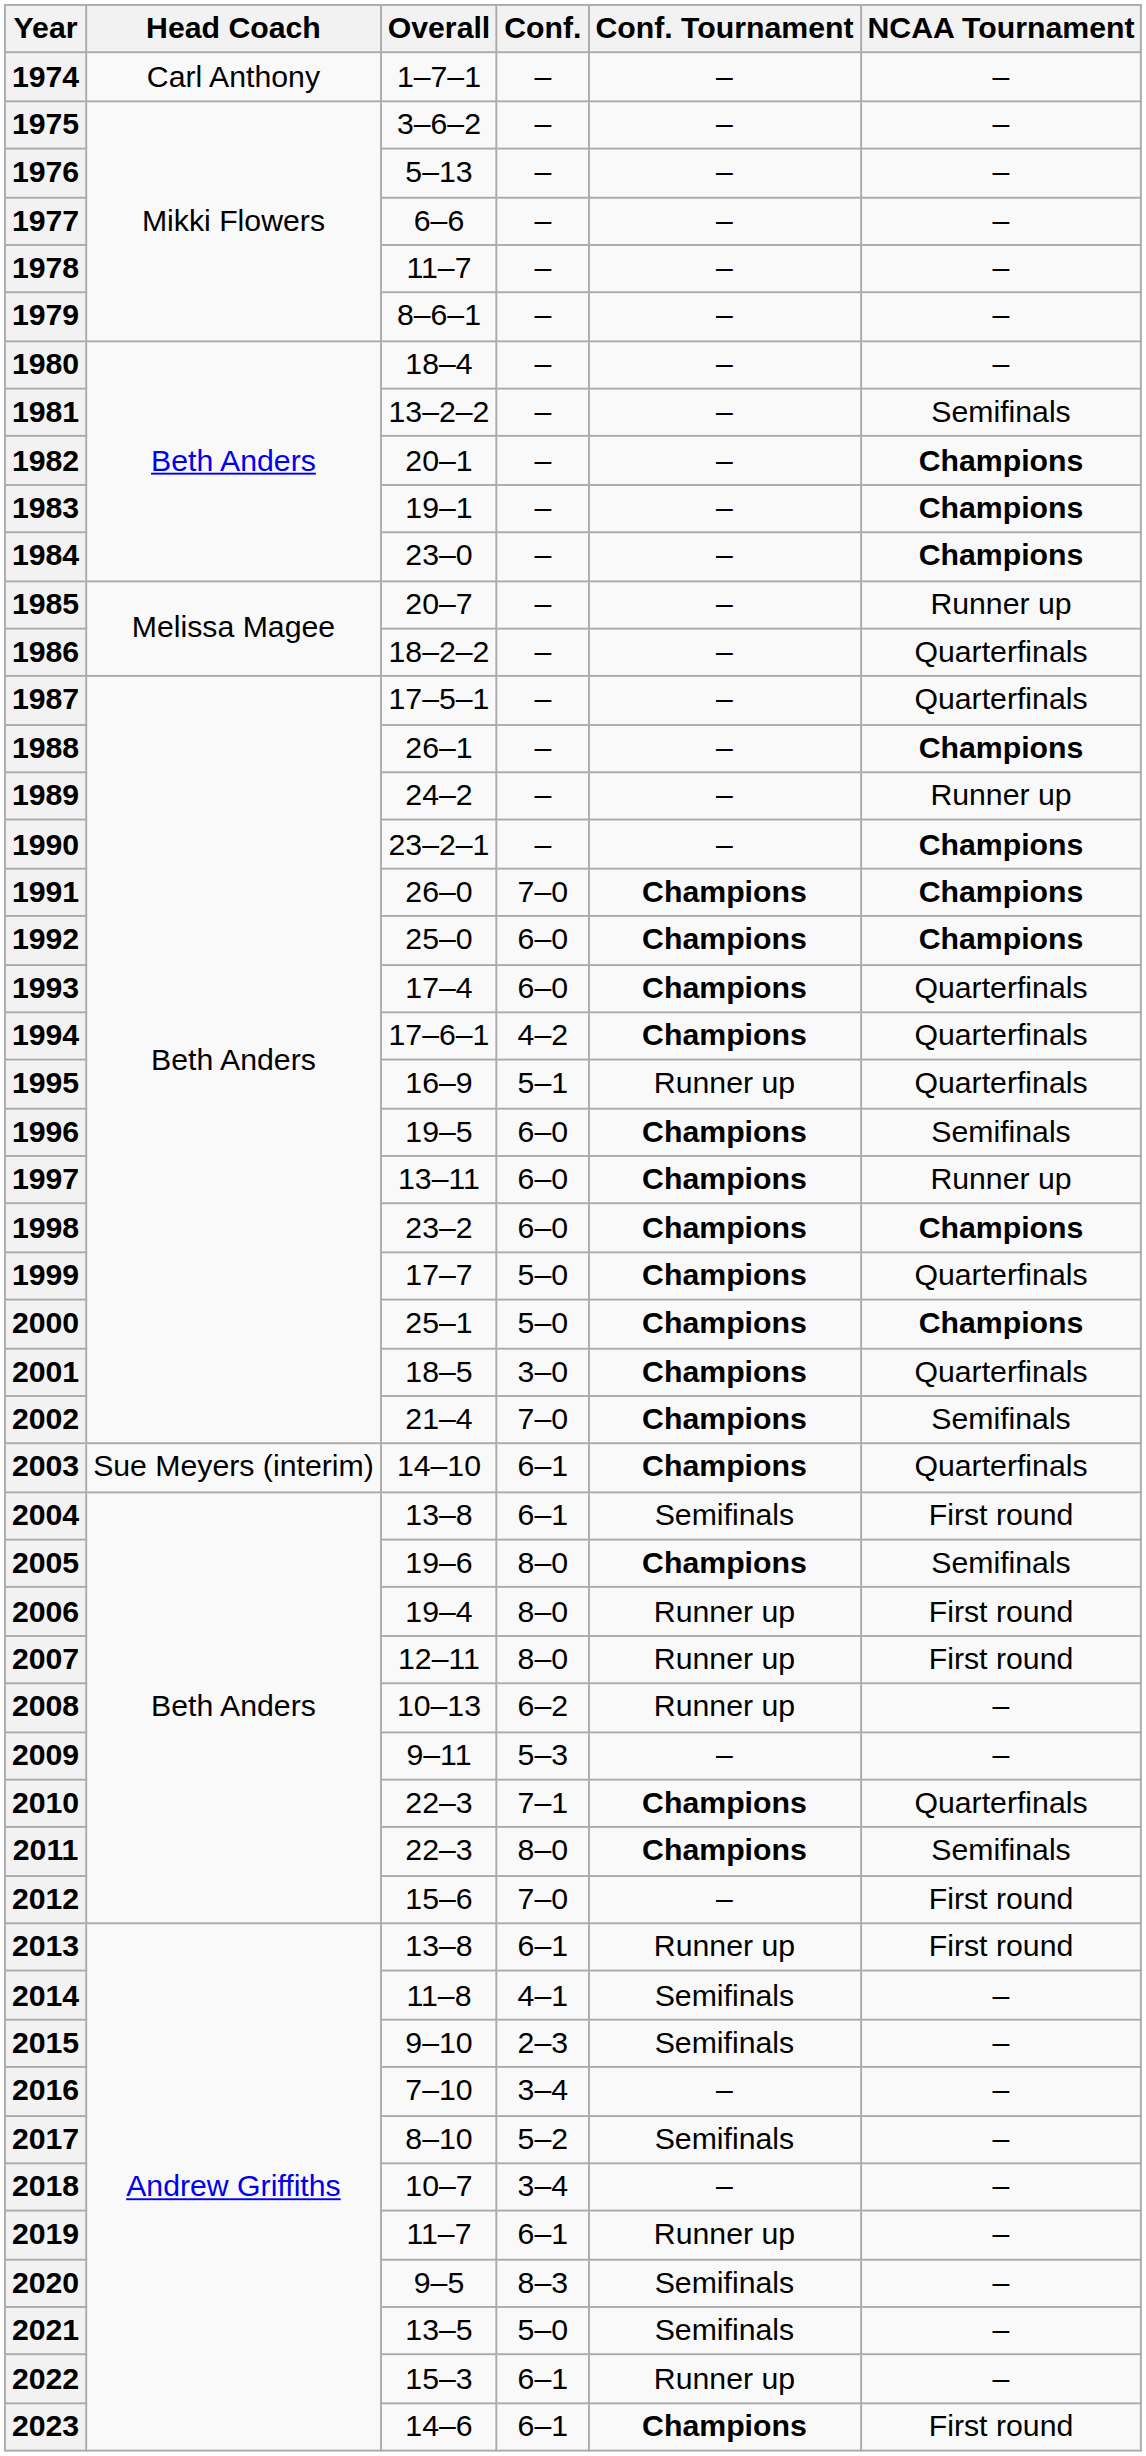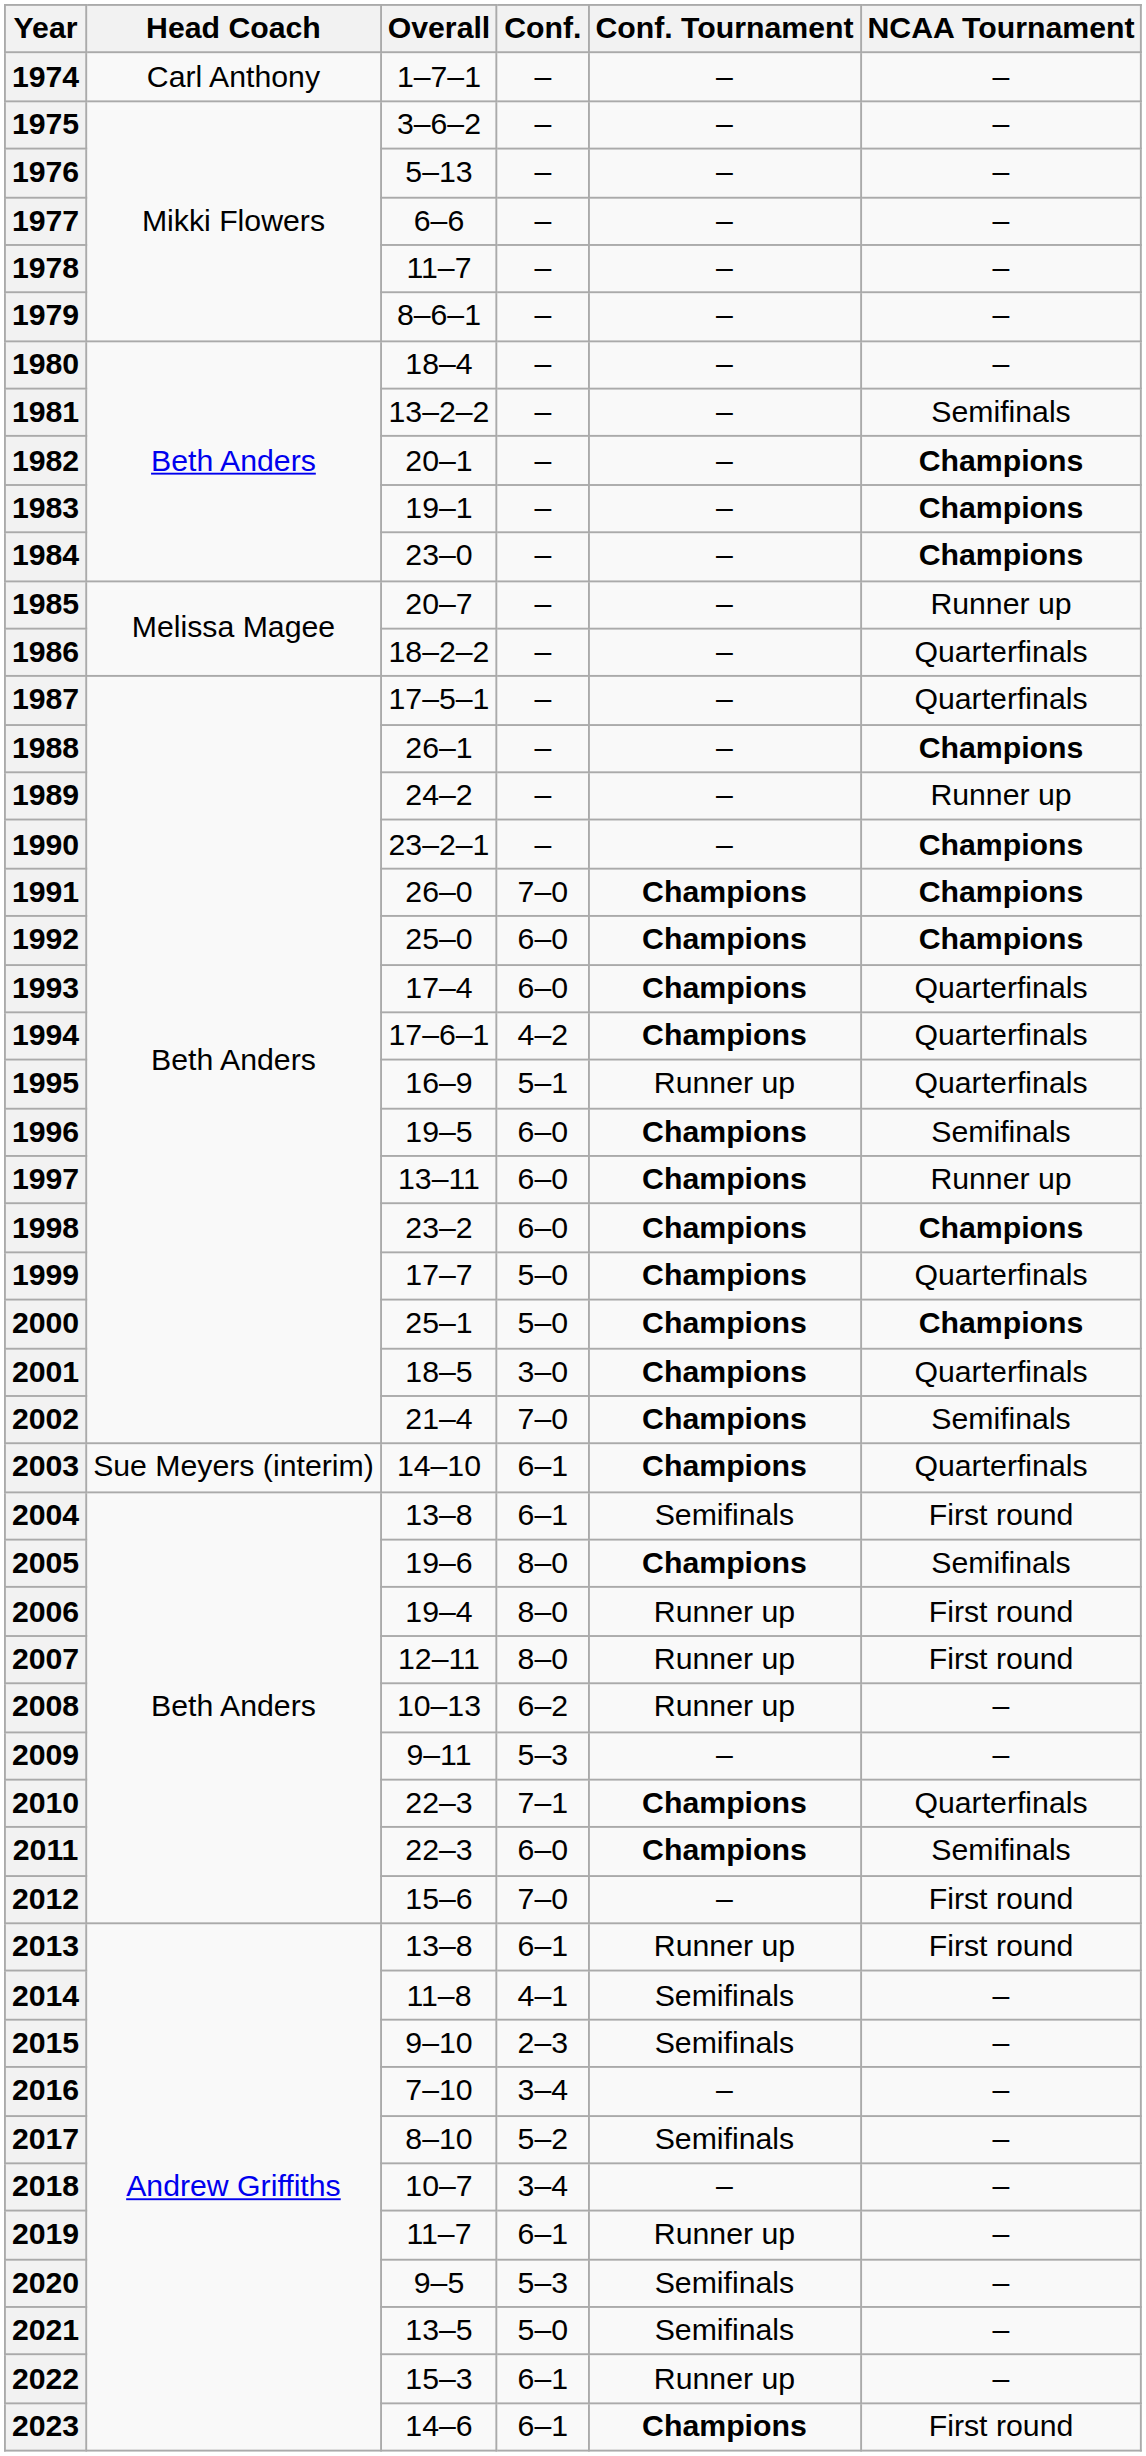(543, 1850) 8–0 -> (543, 1850) 6–0
(543, 2282) 8–3 -> (543, 2282) 5–3
